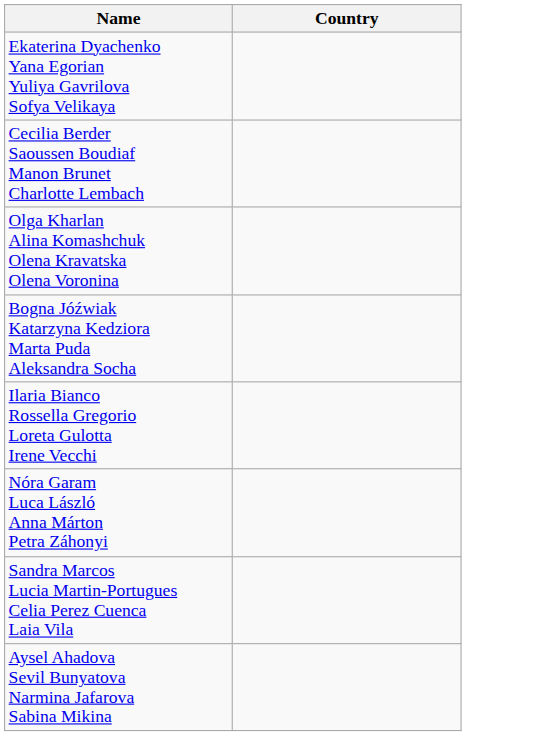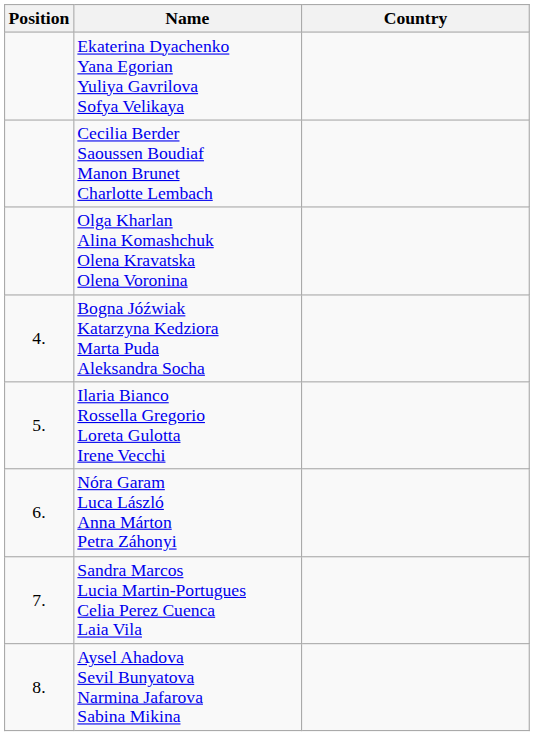+ column: (39, 18)
